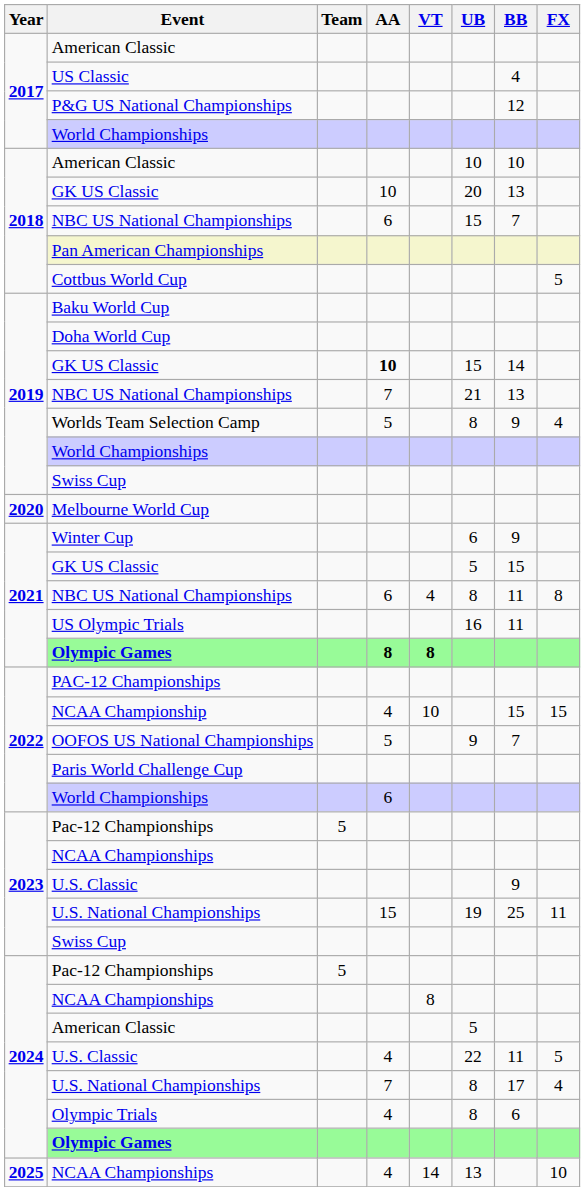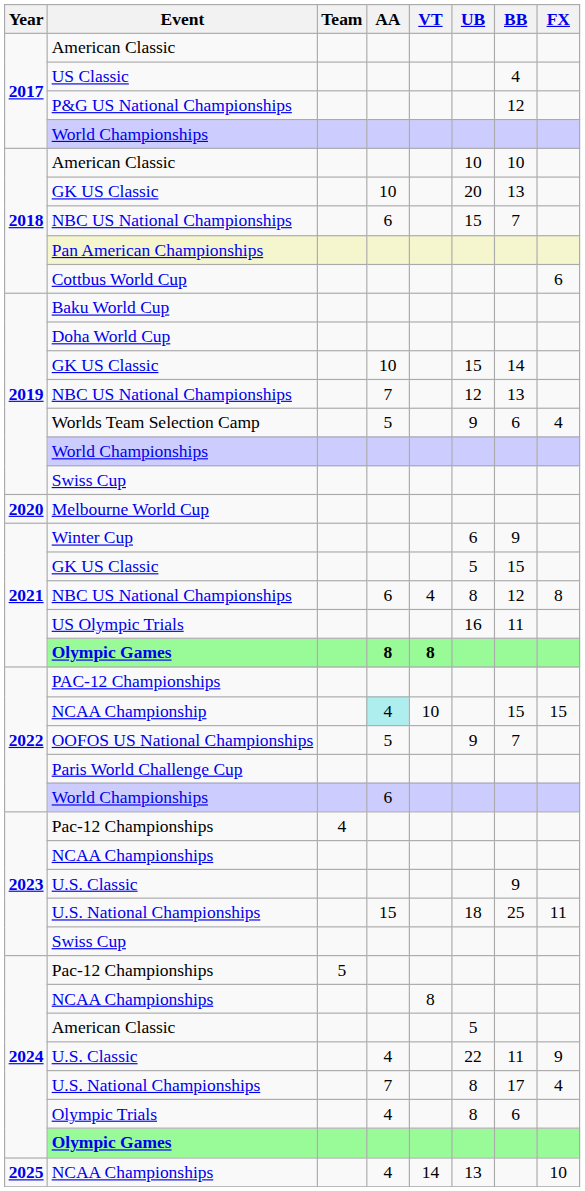(558, 278) 5 -> (558, 278) 6
(388, 364) bold -> (388, 364) normal
(473, 393) 21 -> (473, 393) 12
(473, 422) 8 -> (473, 422) 9
(516, 422) 9 -> (516, 422) 6
(516, 595) 11 -> (516, 595) 12
(388, 710) no background -> (388, 710) paleturquoise background
(342, 826) 5 -> (342, 826) 4
(473, 912) 19 -> (473, 912) 18
(558, 1056) 5 -> (558, 1056) 9
